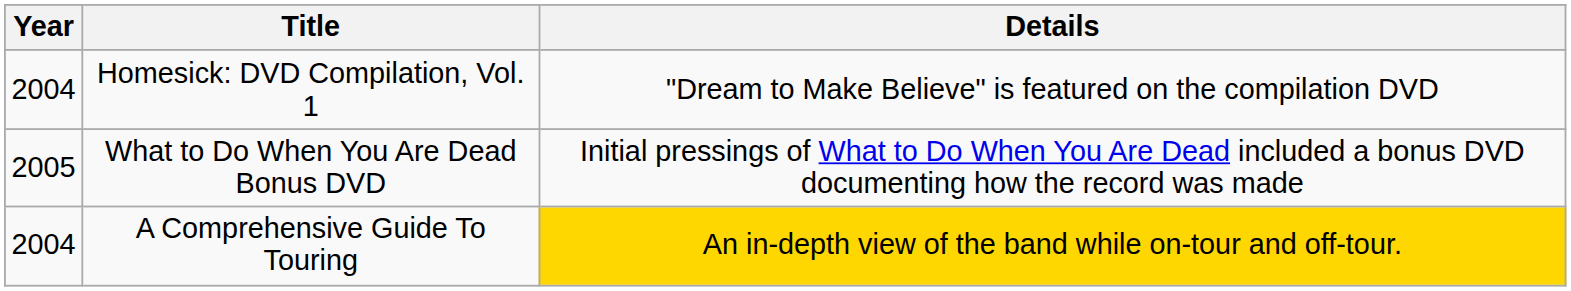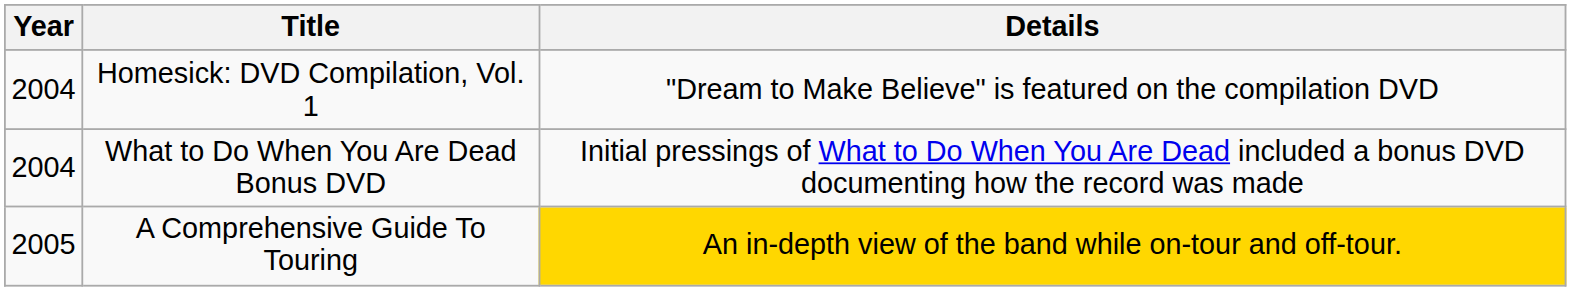(44, 167) 2005 -> (44, 167) 2004
(44, 245) 2004 -> (44, 245) 2005
